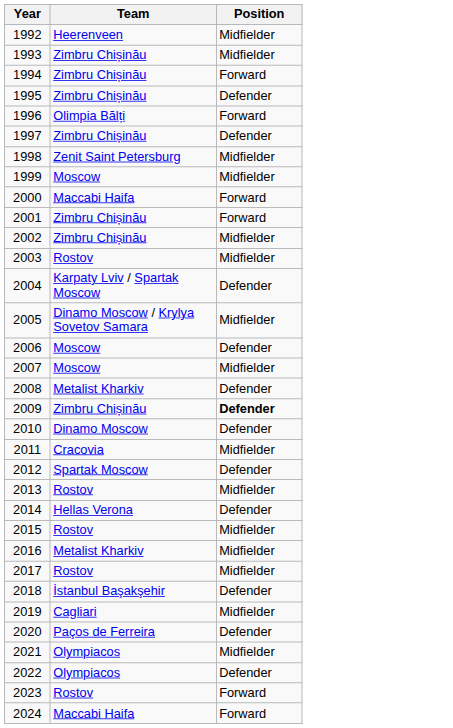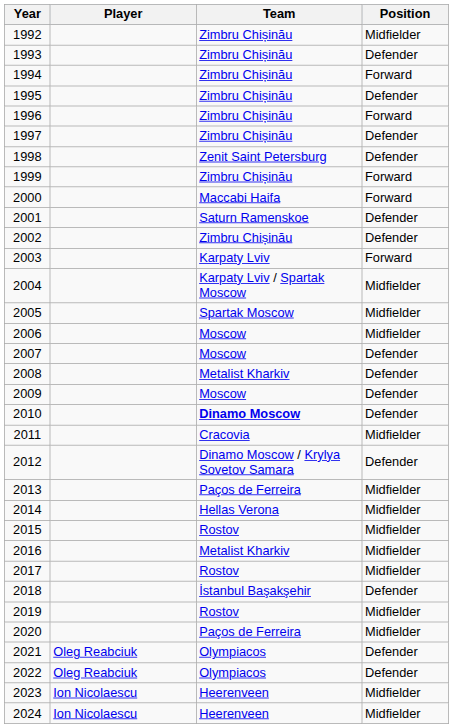+ column: (123, 14)
(88, 34) Heerenveen -> (246, 34) Zimbru Chișinău
(247, 55) Midfielder -> (391, 55) Defender
(89, 116) Olimpia Bălți -> (246, 116) Zimbru Chișinău
(247, 156) Midfielder -> (391, 156) Defender
(77, 177) Moscow -> (246, 177) Zimbru Chișinău
(247, 177) Midfielder -> (389, 177) Forward
(100, 217) Zimbru Chișinău -> (254, 217) Saturn Ramenskoe
(243, 217) Forward -> (391, 217) Defender
(247, 237) Midfielder -> (391, 237) Defender
(73, 258) Rostov -> (234, 258) Karpaty Lviv
(247, 258) Midfielder -> (389, 258) Forward
(245, 285) Defender -> (393, 285) Midfielder
(124, 320) Dinamo Moscow / Krylya Sovetov Samara -> (246, 313) Spartak Moscow
(245, 347) Defender -> (393, 333) Midfielder
(247, 368) Midfielder -> (391, 353) Defender
(100, 408) Zimbru Chișinău -> (223, 394) Moscow
(247, 408) bold -> (391, 394) normal
(101, 429) normal -> (250, 414) bold
(101, 469) Spartak Moscow -> (270, 462) Dinamo Moscow / Krylya Sovetov Samara
(73, 490) Rostov -> (250, 490) Paços de Ferreira
(245, 510) Defender -> (393, 510) Midfielder
(75, 611) Cagliari -> (219, 611) Rostov
(245, 632) Defender -> (393, 632) Midfielder
(247, 652) Midfielder -> (391, 652) Defender
(73, 693) Rostov -> (234, 693) Heerenveen
(243, 693) Forward -> (393, 693) Midfielder
(94, 713) Maccabi Haifa -> (234, 713) Heerenveen
(243, 713) Forward -> (393, 713) Midfielder
